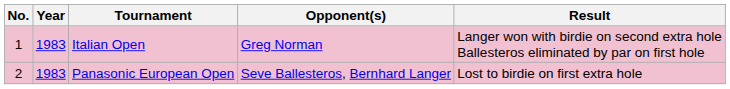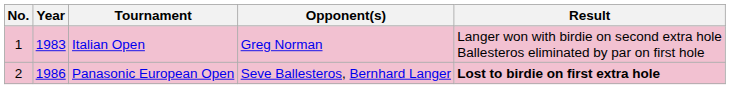(51, 73) 1983 -> (51, 73) 1986
(550, 73) normal -> (559, 73) bold
